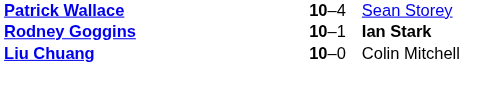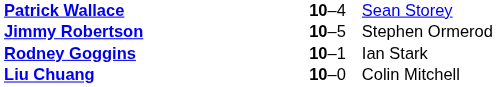+ row: (74, 32)
(397, 32) bold -> (395, 53) normal
